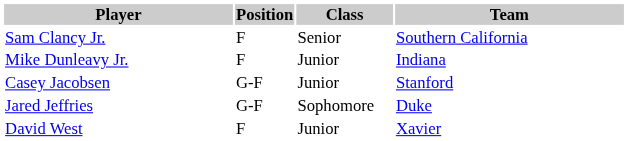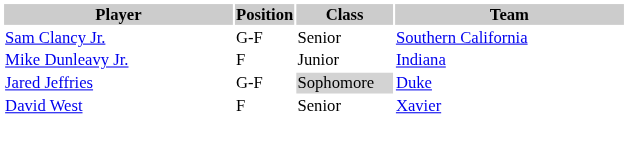(241, 37) F -> (249, 37) G-F
- row: (58, 83)
(336, 105) no background -> (336, 83) lightgrey background
(318, 128) Junior -> (319, 105) Senior
